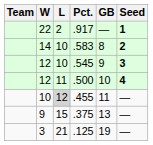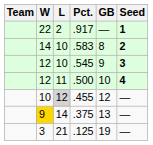(104, 98) 11 -> (104, 98) 12
(42, 115) no background -> (42, 115) gold background
(62, 115) 15 -> (62, 115) 14
